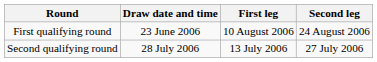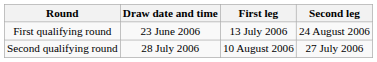(258, 31) 10 August 2006 -> (258, 31) 13 July 2006
(258, 48) 13 July 2006 -> (258, 48) 10 August 2006
